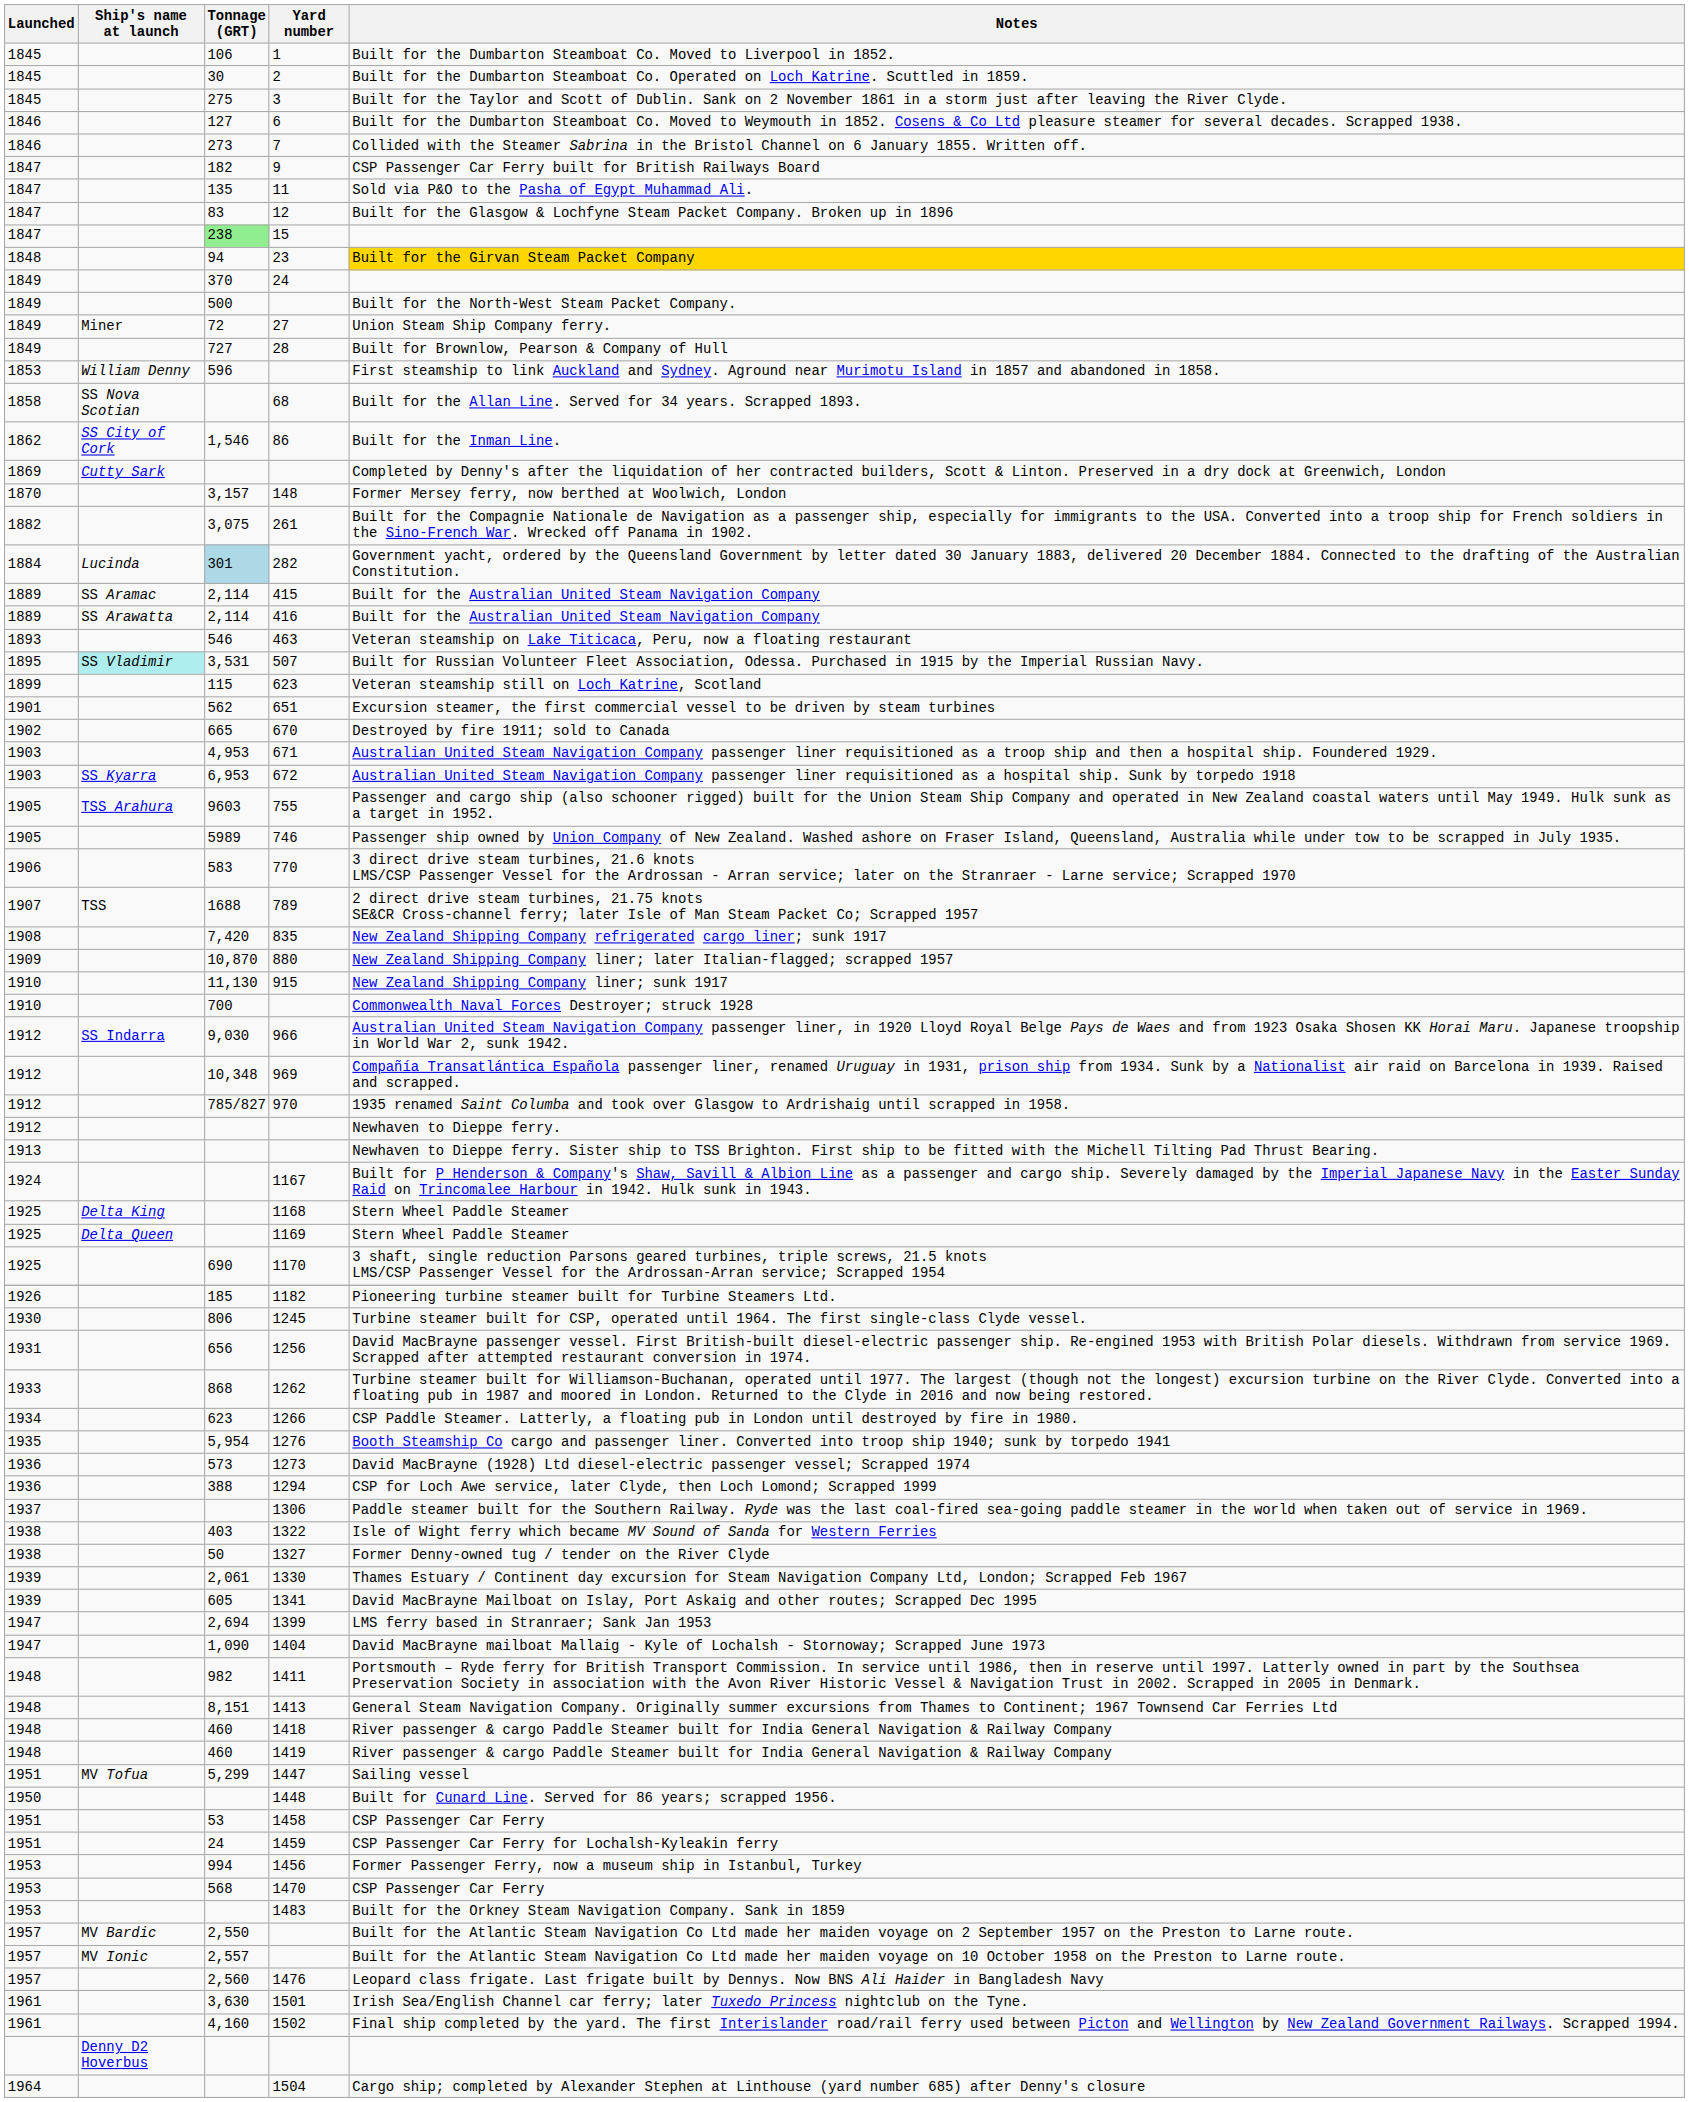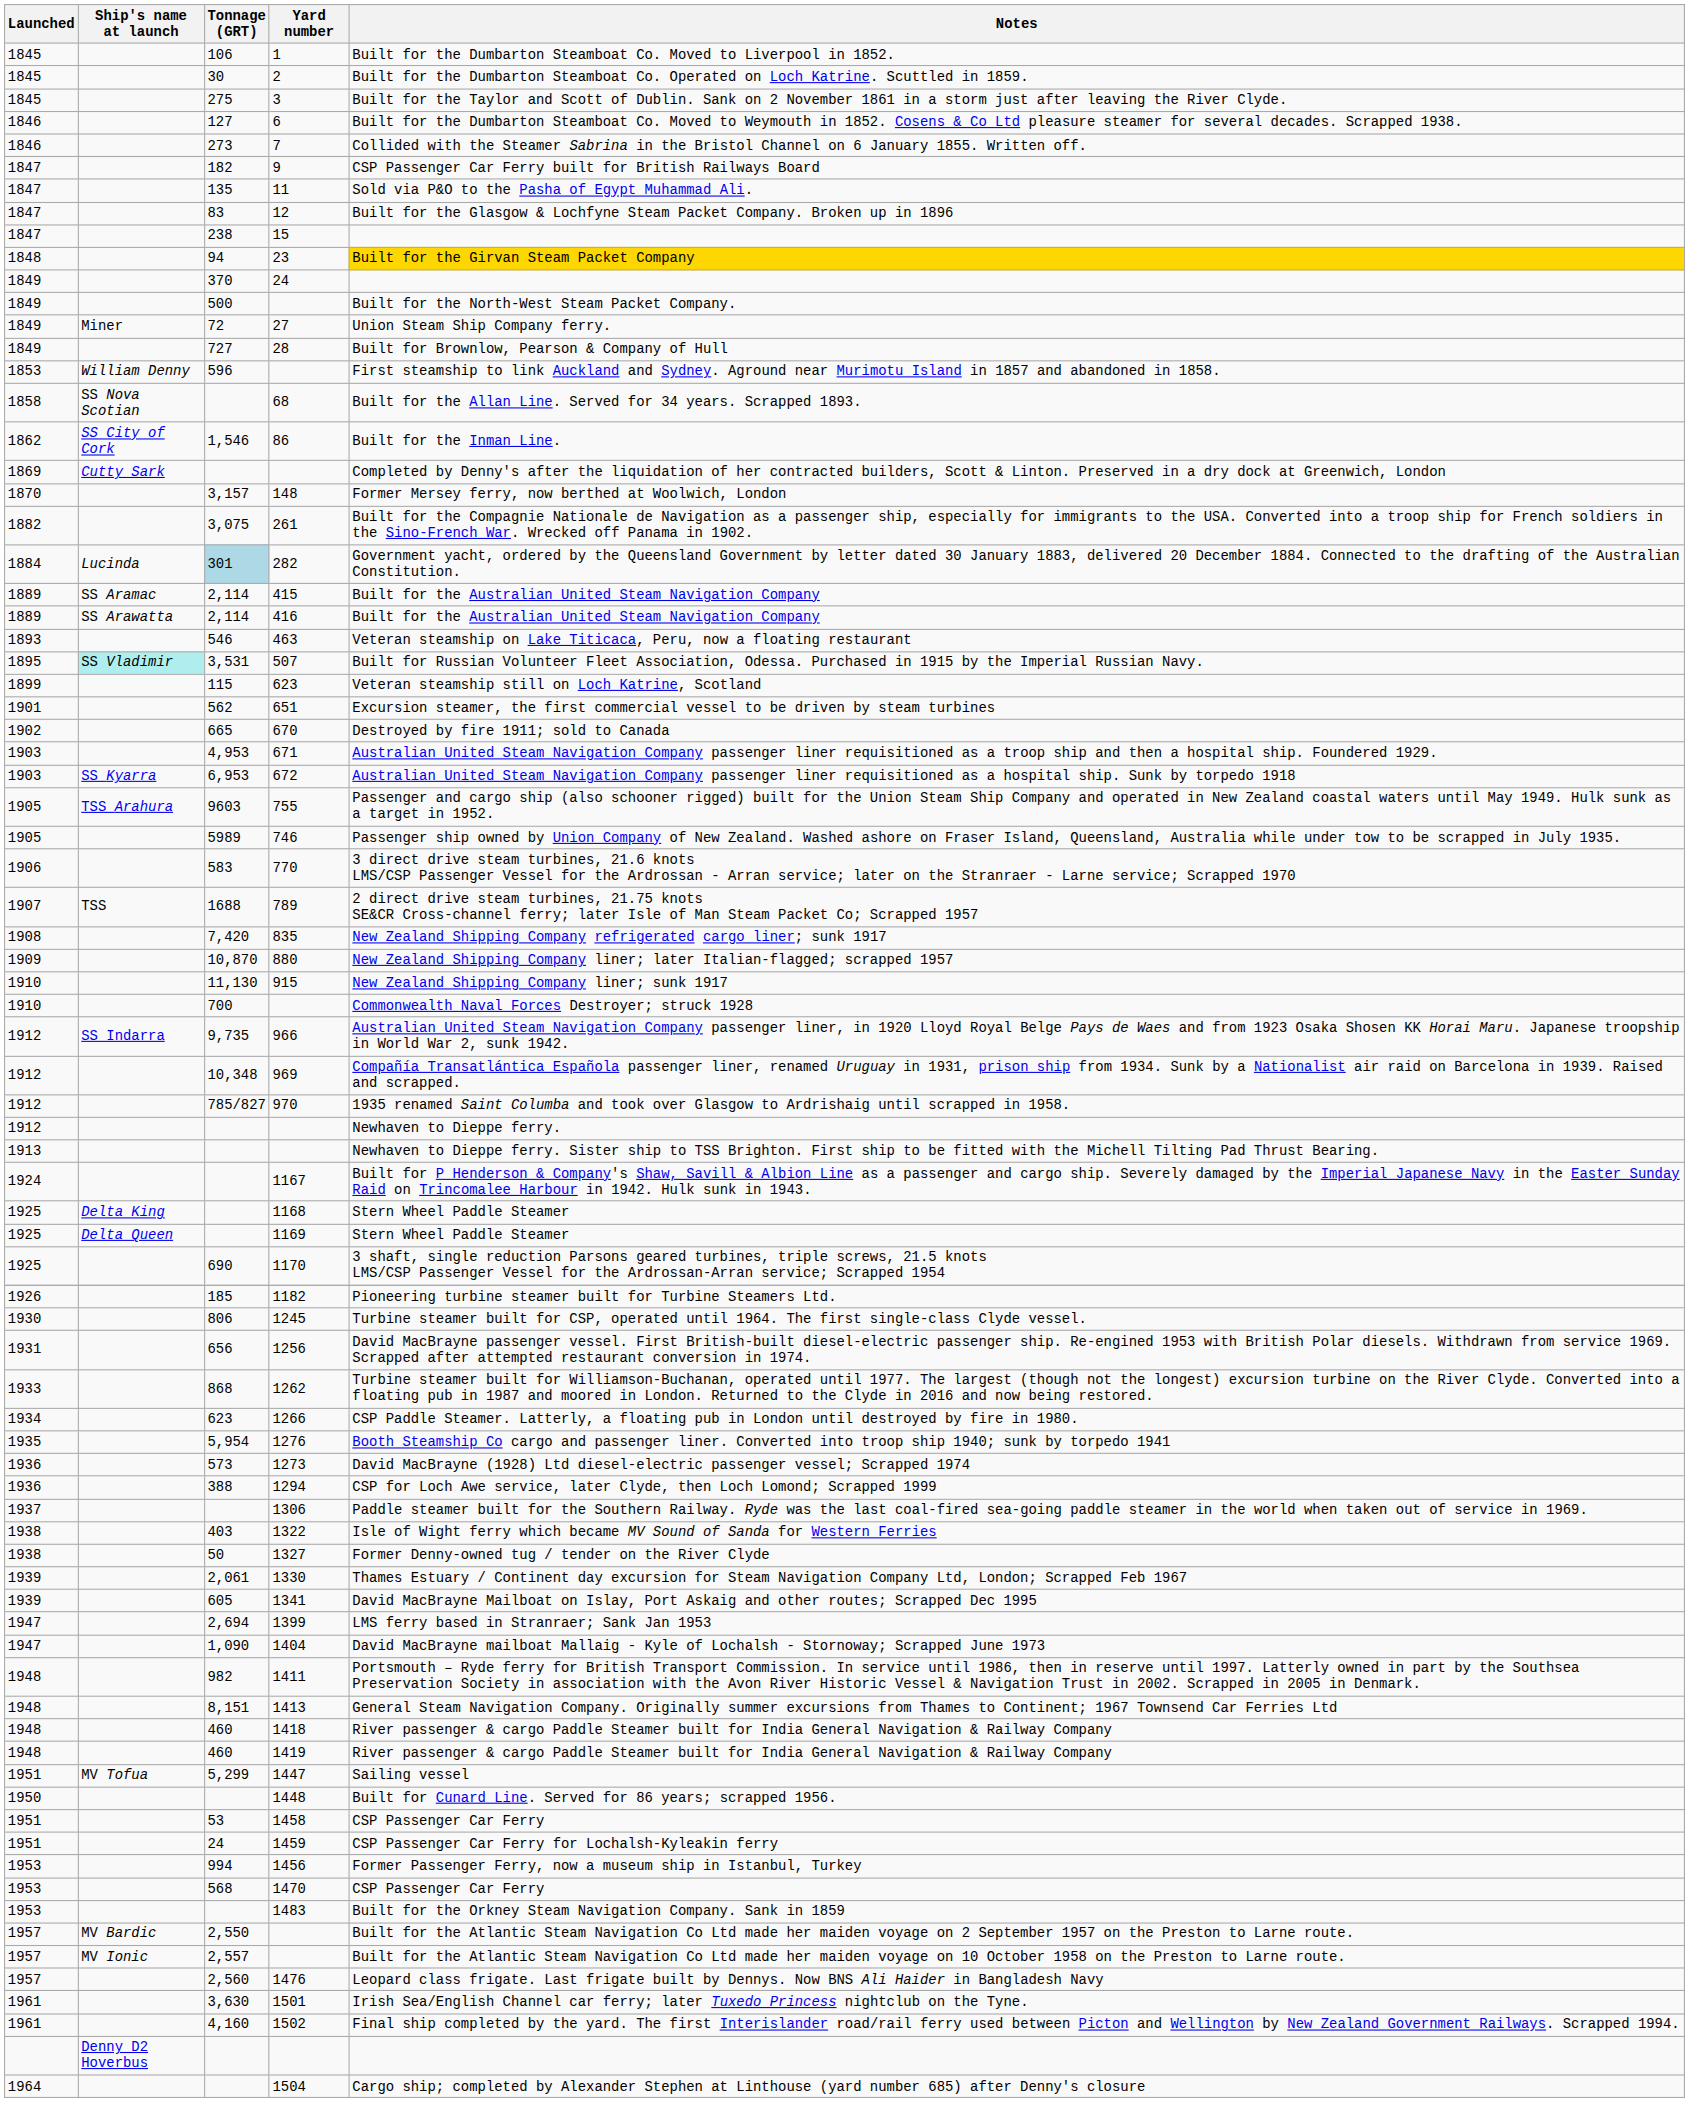(220, 236) lightgreen background -> (220, 236) no background
(228, 1036) 9,030 -> (228, 1036) 9,735
